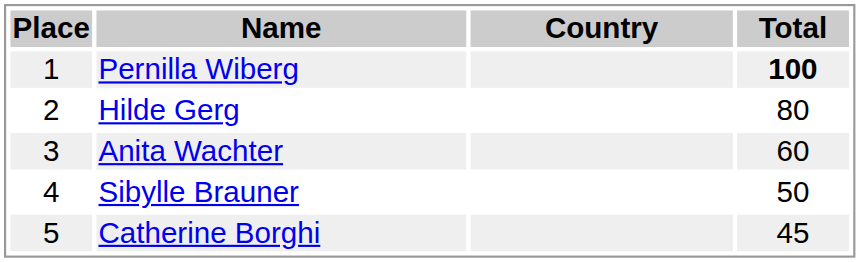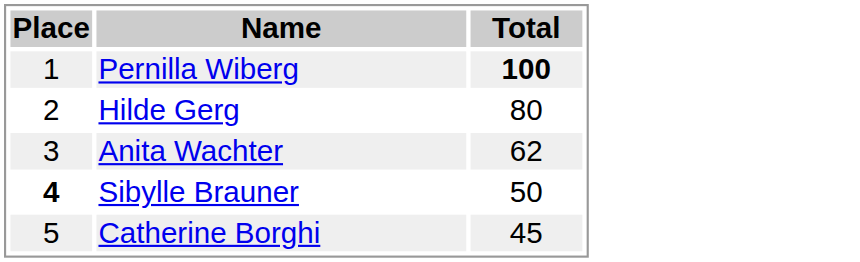- column: (602, 29)
(793, 151) 60 -> (526, 151) 62
(51, 192) normal -> (51, 192) bold
